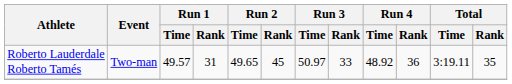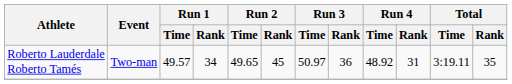(211, 62) 31 -> (211, 62) 34
(346, 62) 33 -> (346, 62) 36
(413, 62) 36 -> (413, 62) 31
